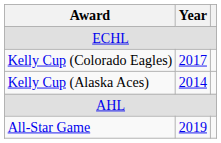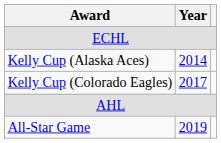rows swapped: (78, 82) <-> (90, 60)
